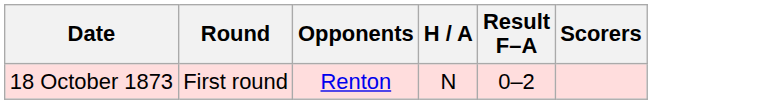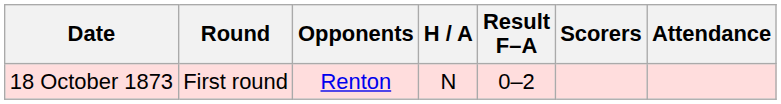+ column: (712, 34)
